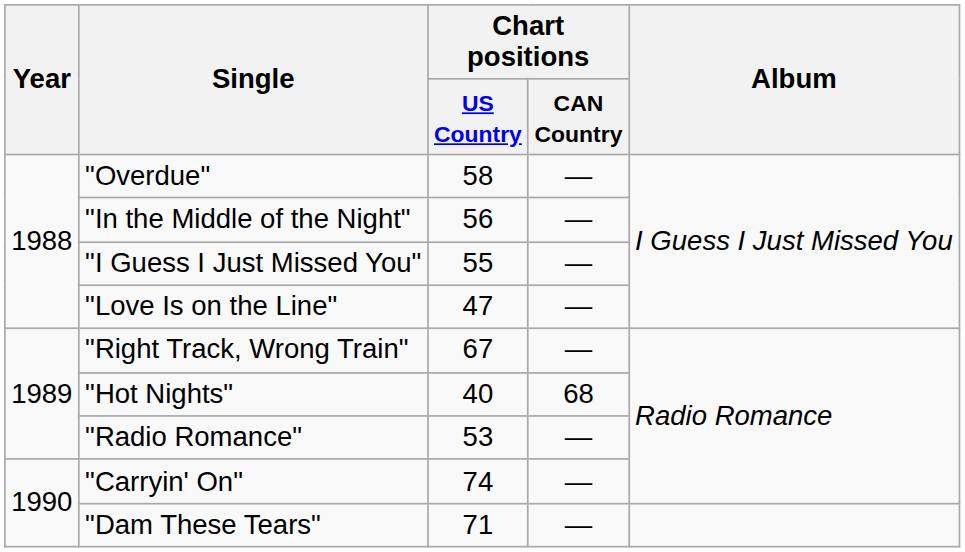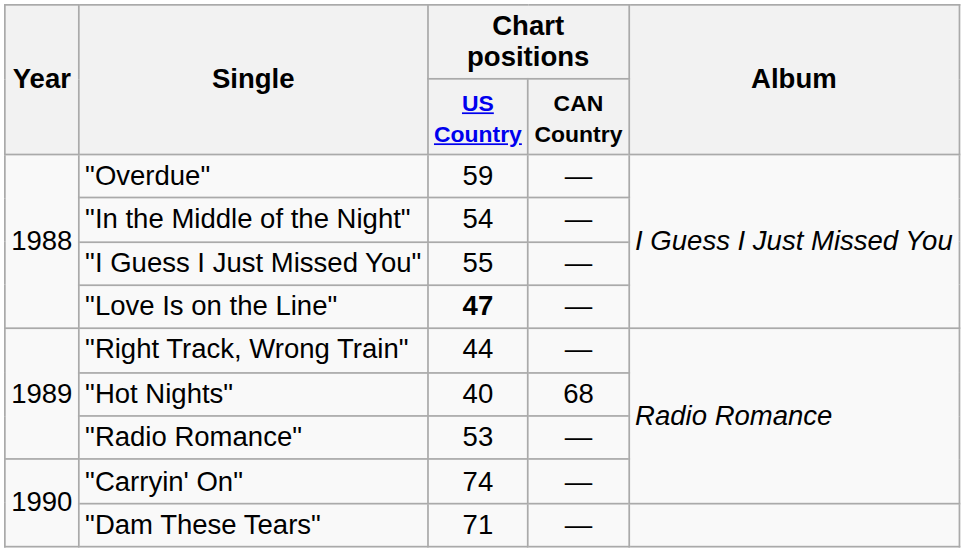(478, 175) 58 -> (478, 175) 59
(478, 219) 56 -> (478, 219) 54
(478, 306) normal -> (478, 306) bold
(478, 350) 67 -> (478, 350) 44
